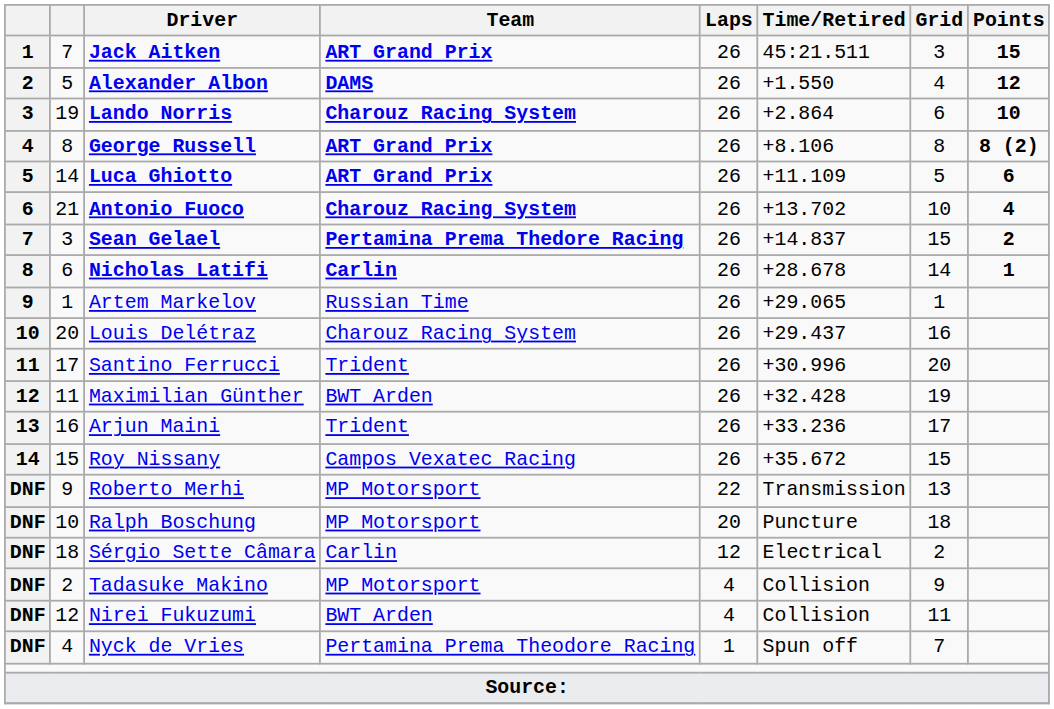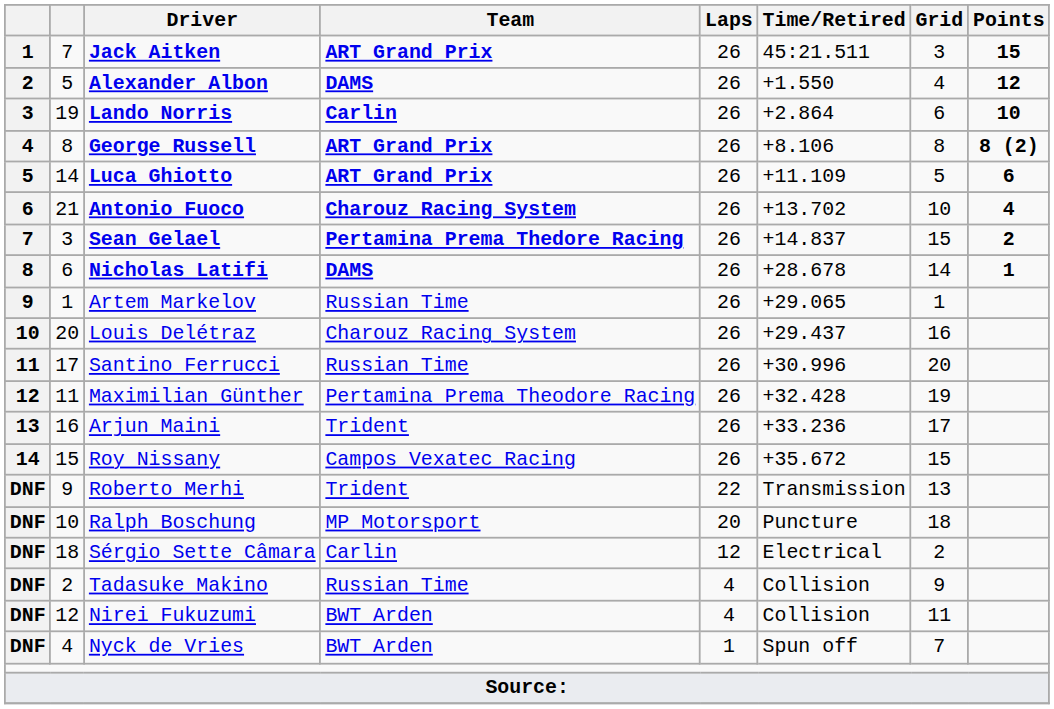(451, 115) Charouz Racing System -> (361, 115) Carlin
(361, 271) Carlin -> (349, 271) DAMS
(367, 365) Trident -> (397, 365) Russian Time
(379, 397) BWT Arden -> (510, 397) Pertamina Prema Theodore Racing
(403, 491) MP Motorsport -> (367, 491) Trident
(403, 585) MP Motorsport -> (397, 585) Russian Time
(510, 647) Pertamina Prema Theodore Racing -> (379, 647) BWT Arden
